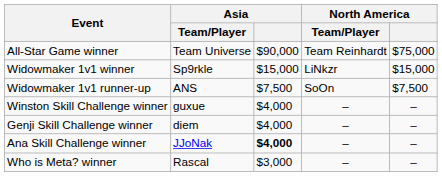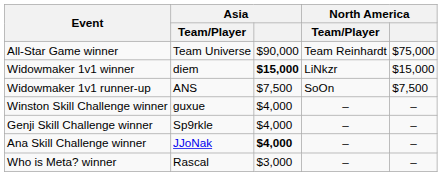(193, 69) Sp9rkle -> (186, 69) diem
(278, 69) normal -> (278, 69) bold
(186, 125) diem -> (193, 125) Sp9rkle
